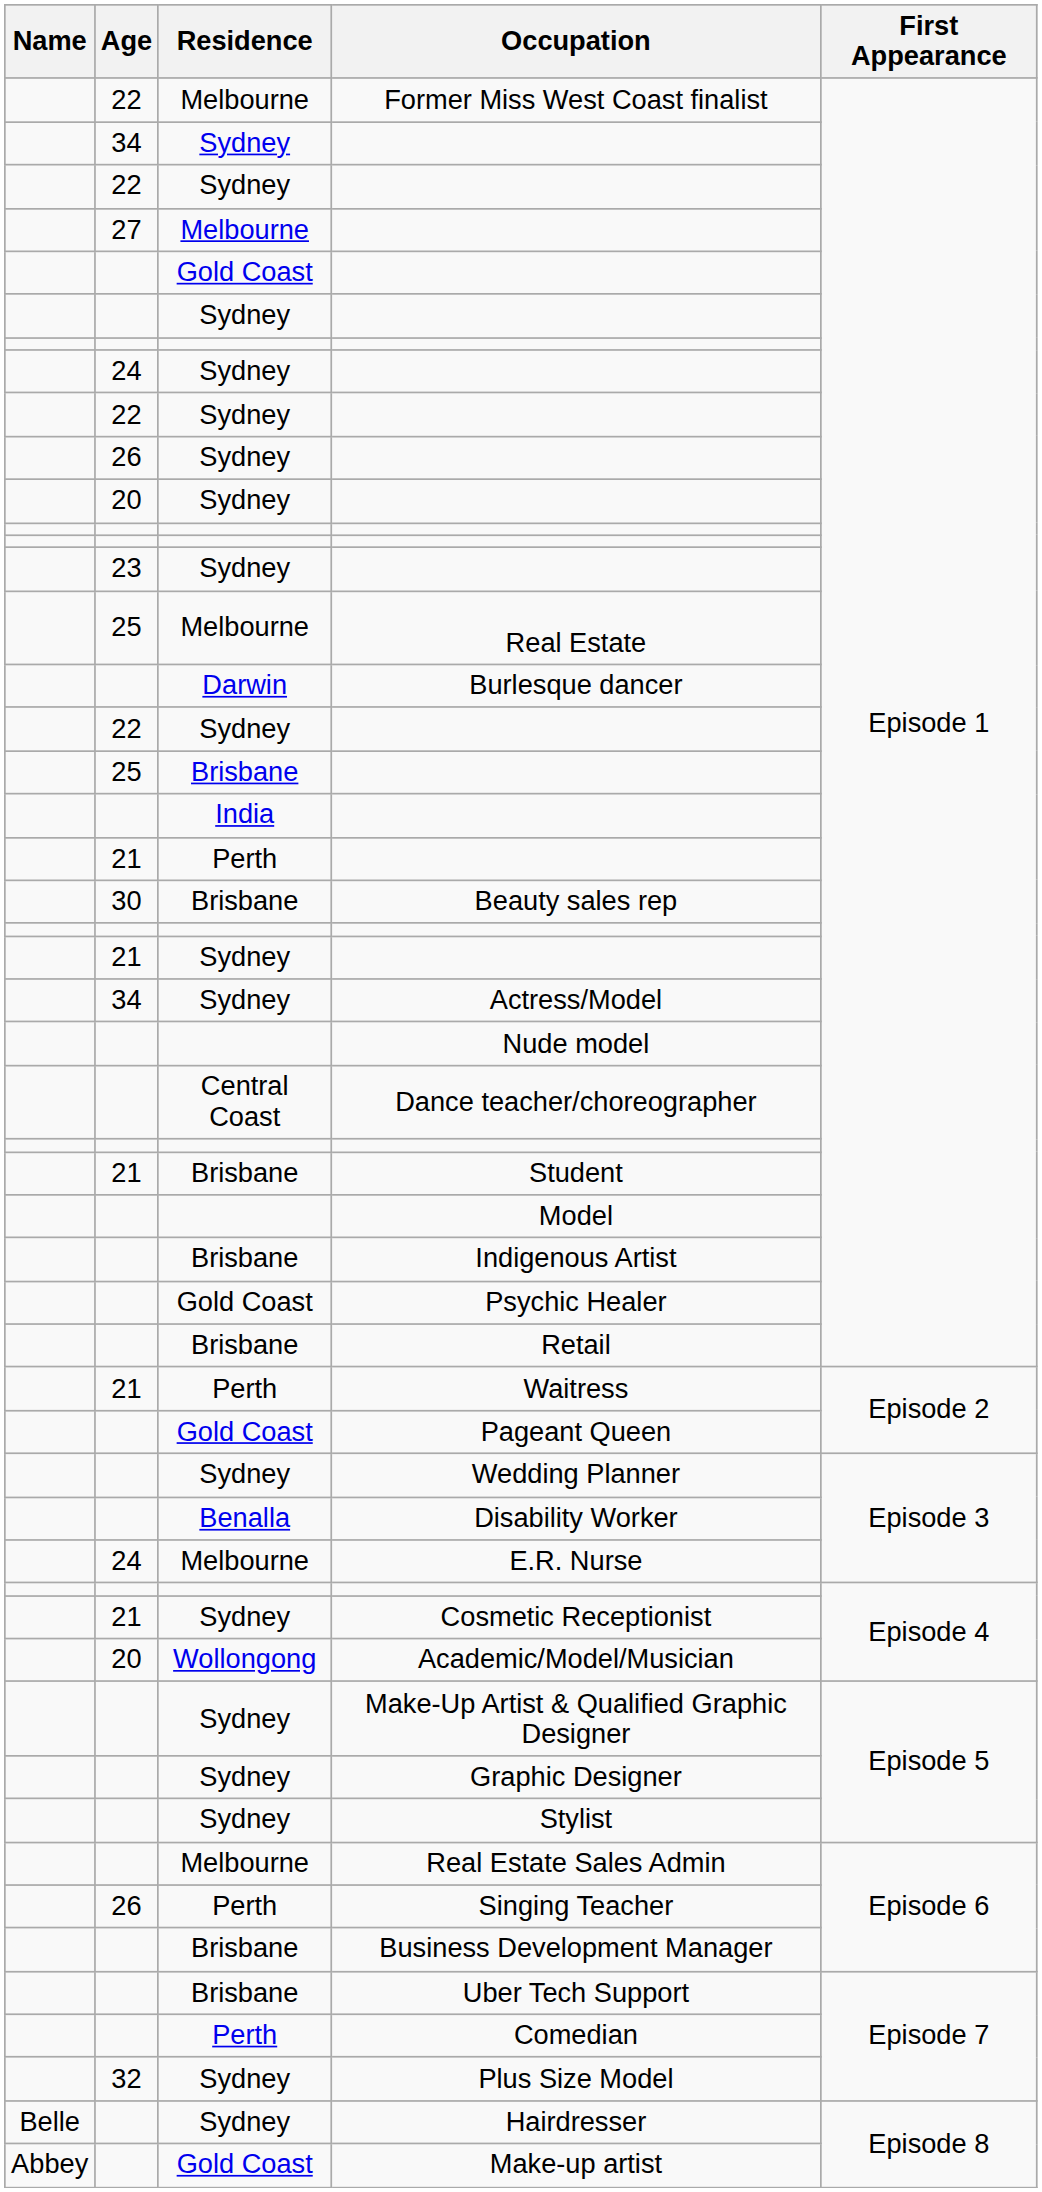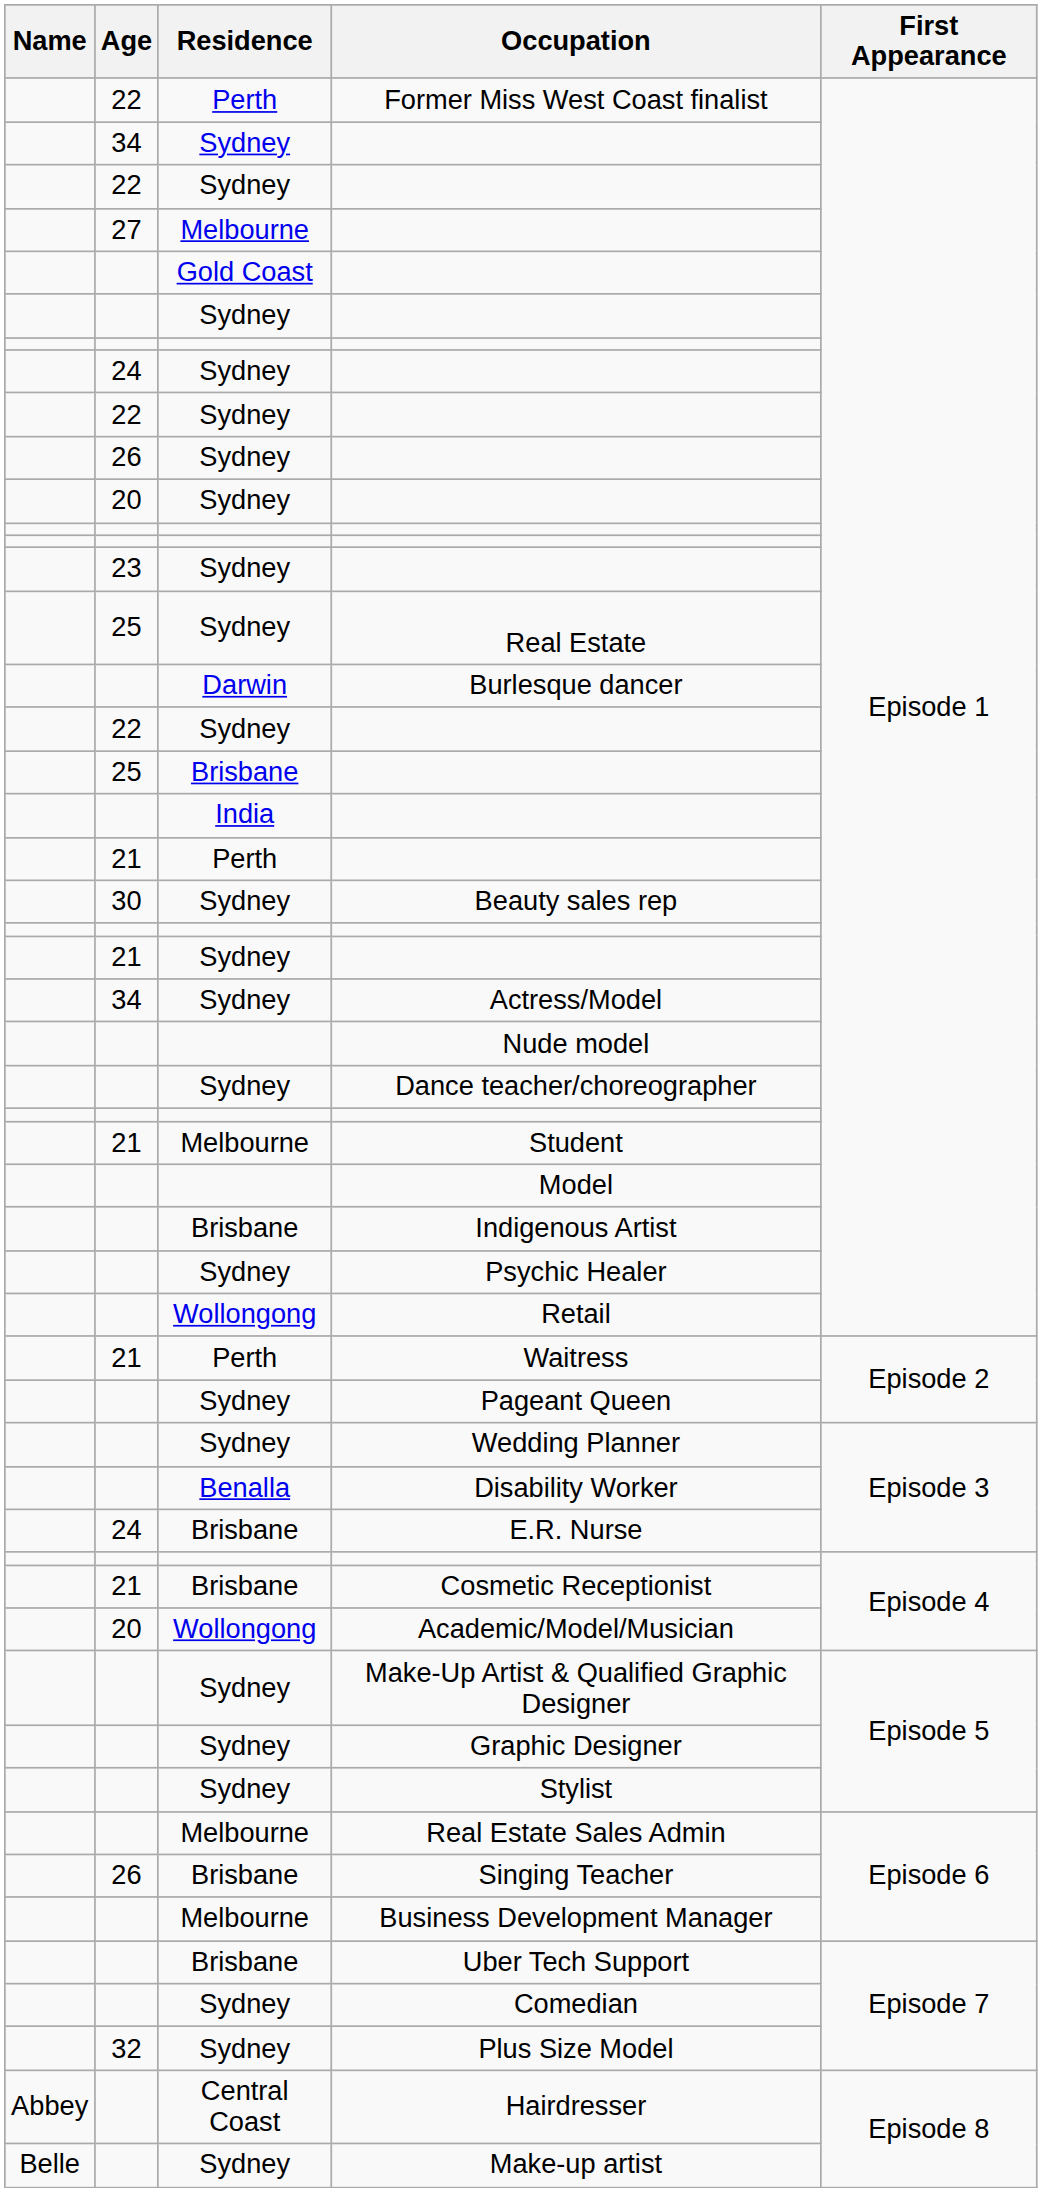(245, 99) Melbourne -> (245, 99) Perth
(245, 627) Melbourne -> (245, 627) Sydney
(245, 901) Brisbane -> (245, 901) Sydney
(245, 1101) Central Coast -> (245, 1086) Sydney
(245, 1172) Brisbane -> (245, 1142) Melbourne
(245, 1302) Gold Coast -> (245, 1271) Sydney
(245, 1345) Brisbane -> (245, 1314) Wollongong
(245, 1431) Gold Coast -> (245, 1400) Sydney
(245, 1560) Melbourne -> (245, 1530) Brisbane
(245, 1616) Sydney -> (245, 1586) Brisbane
(245, 1906) Perth -> (245, 1875) Brisbane
(245, 1949) Brisbane -> (245, 1918) Melbourne
(245, 2035) Perth -> (245, 2004) Sydney
(50, 2121) Belle -> (50, 2106) Abbey
(245, 2121) Sydney -> (245, 2106) Central Coast
(50, 2164) Abbey -> (50, 2164) Belle
(245, 2164) Gold Coast -> (245, 2164) Sydney
